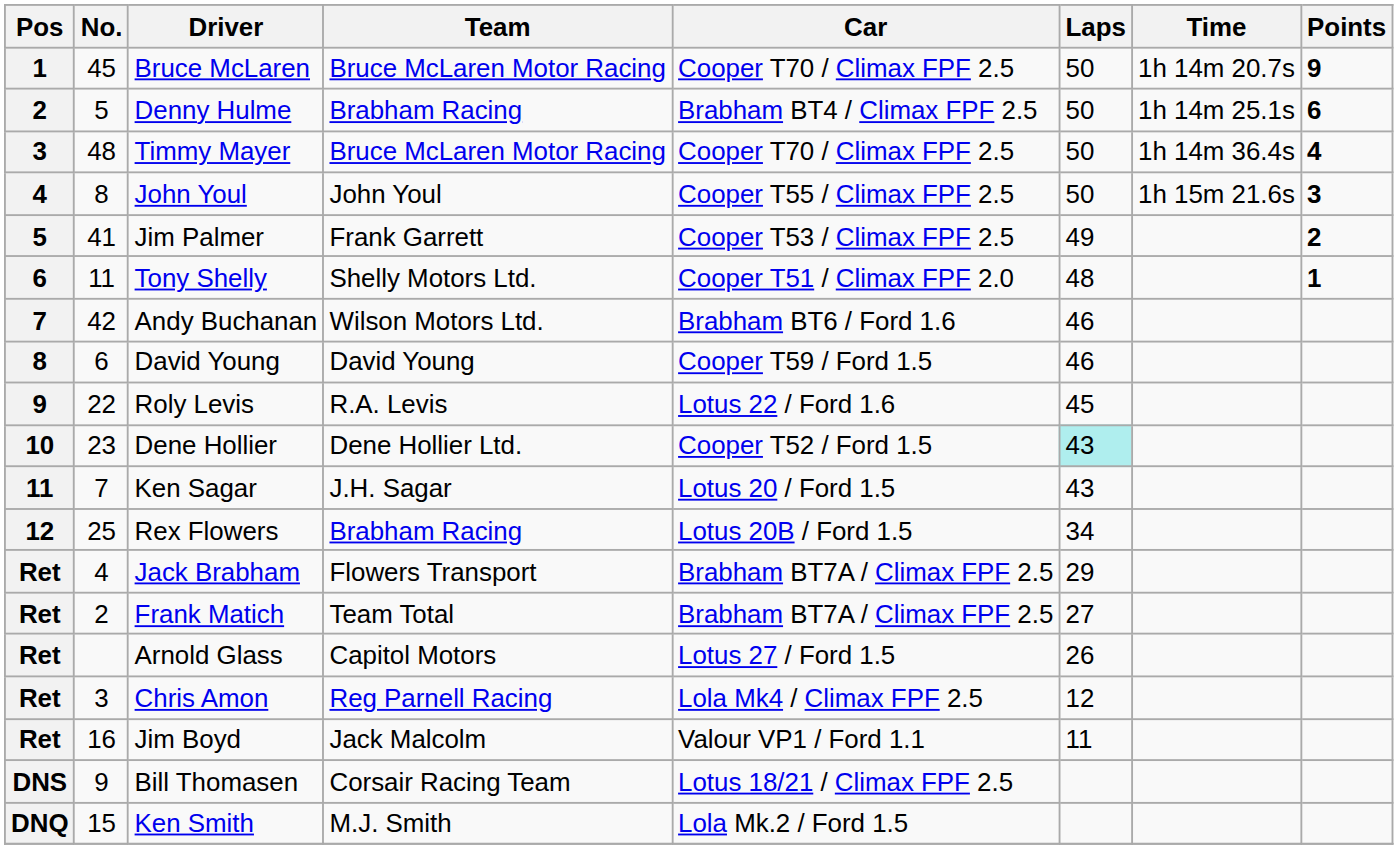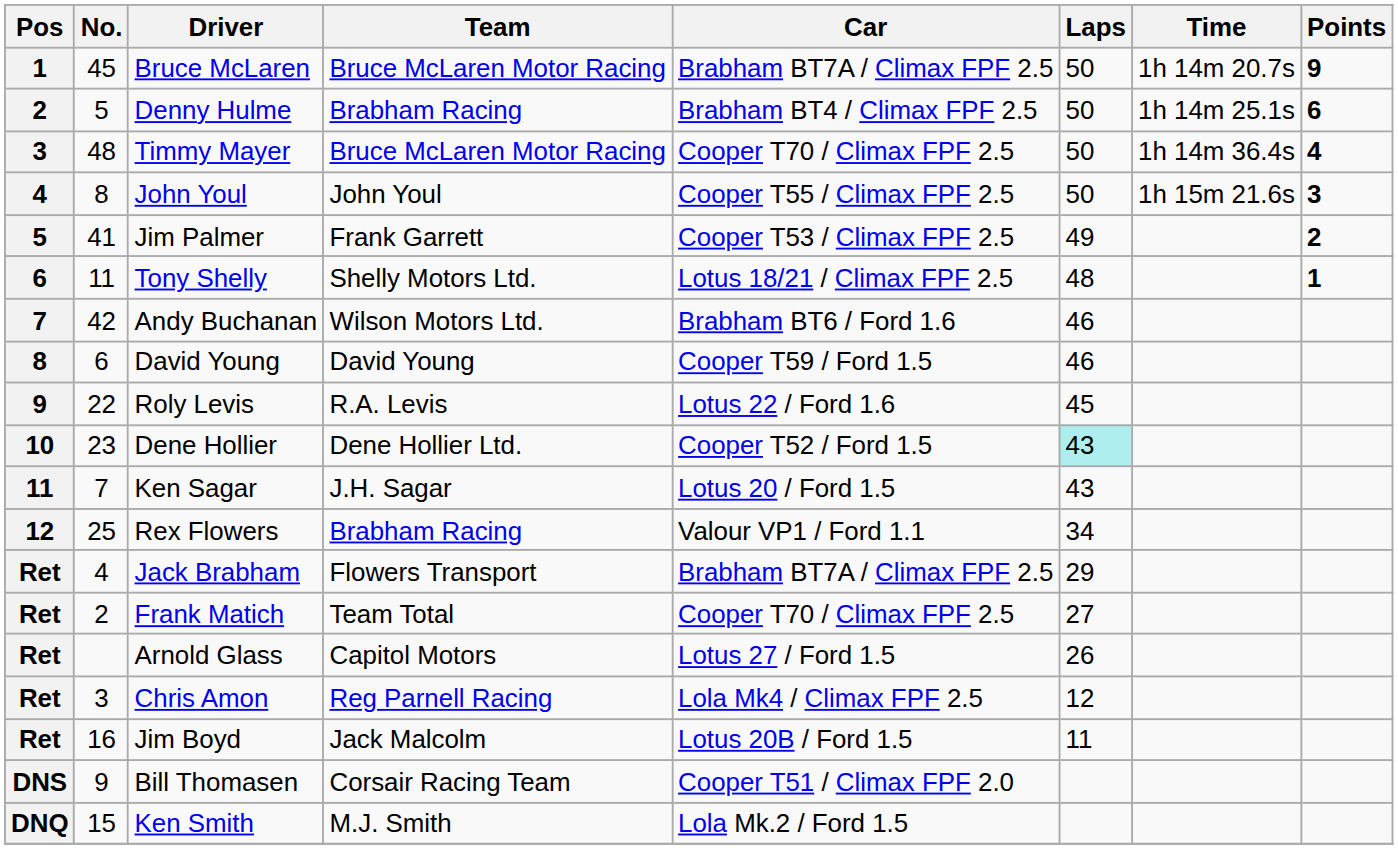(846, 68) Cooper T70 / Climax FPF 2.5 -> (866, 68) Brabham BT7A / Climax FPF 2.5
(846, 278) Cooper T51 / Climax FPF 2.0 -> (846, 278) Lotus 18/21 / Climax FPF 2.5
(795, 529) Lotus 20B / Ford 1.5 -> (801, 529) Valour VP1 / Ford 1.1
(866, 613) Brabham BT7A / Climax FPF 2.5 -> (846, 613) Cooper T70 / Climax FPF 2.5
(801, 739) Valour VP1 / Ford 1.1 -> (795, 739) Lotus 20B / Ford 1.5
(846, 781) Lotus 18/21 / Climax FPF 2.5 -> (846, 781) Cooper T51 / Climax FPF 2.0
